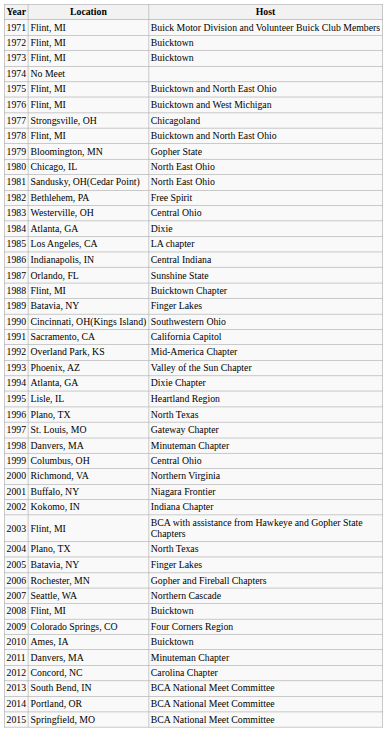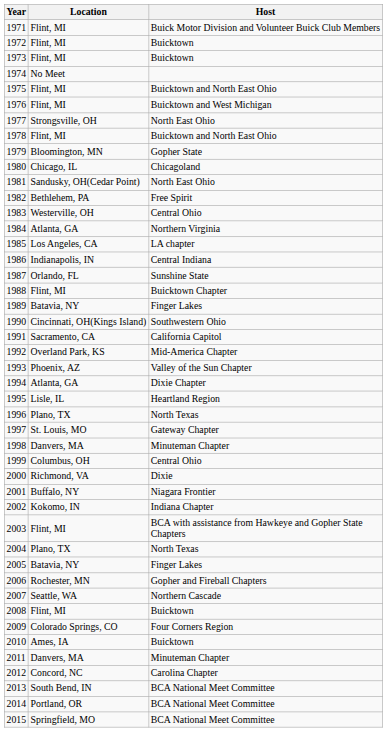(175, 120) Chicagoland -> (183, 120) North East Ohio
(183, 167) North East Ohio -> (175, 167) Chicagoland
(162, 228) Dixie -> (185, 228) Northern Virginia
(185, 476) Northern Virginia -> (162, 476) Dixie
